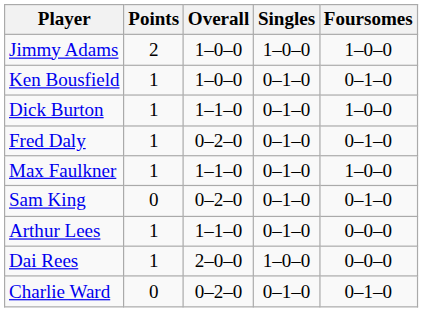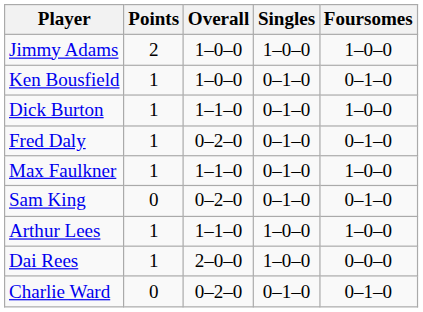(287, 230) 0–1–0 -> (287, 230) 1–0–0
(368, 230) 0–0–0 -> (368, 230) 1–0–0
